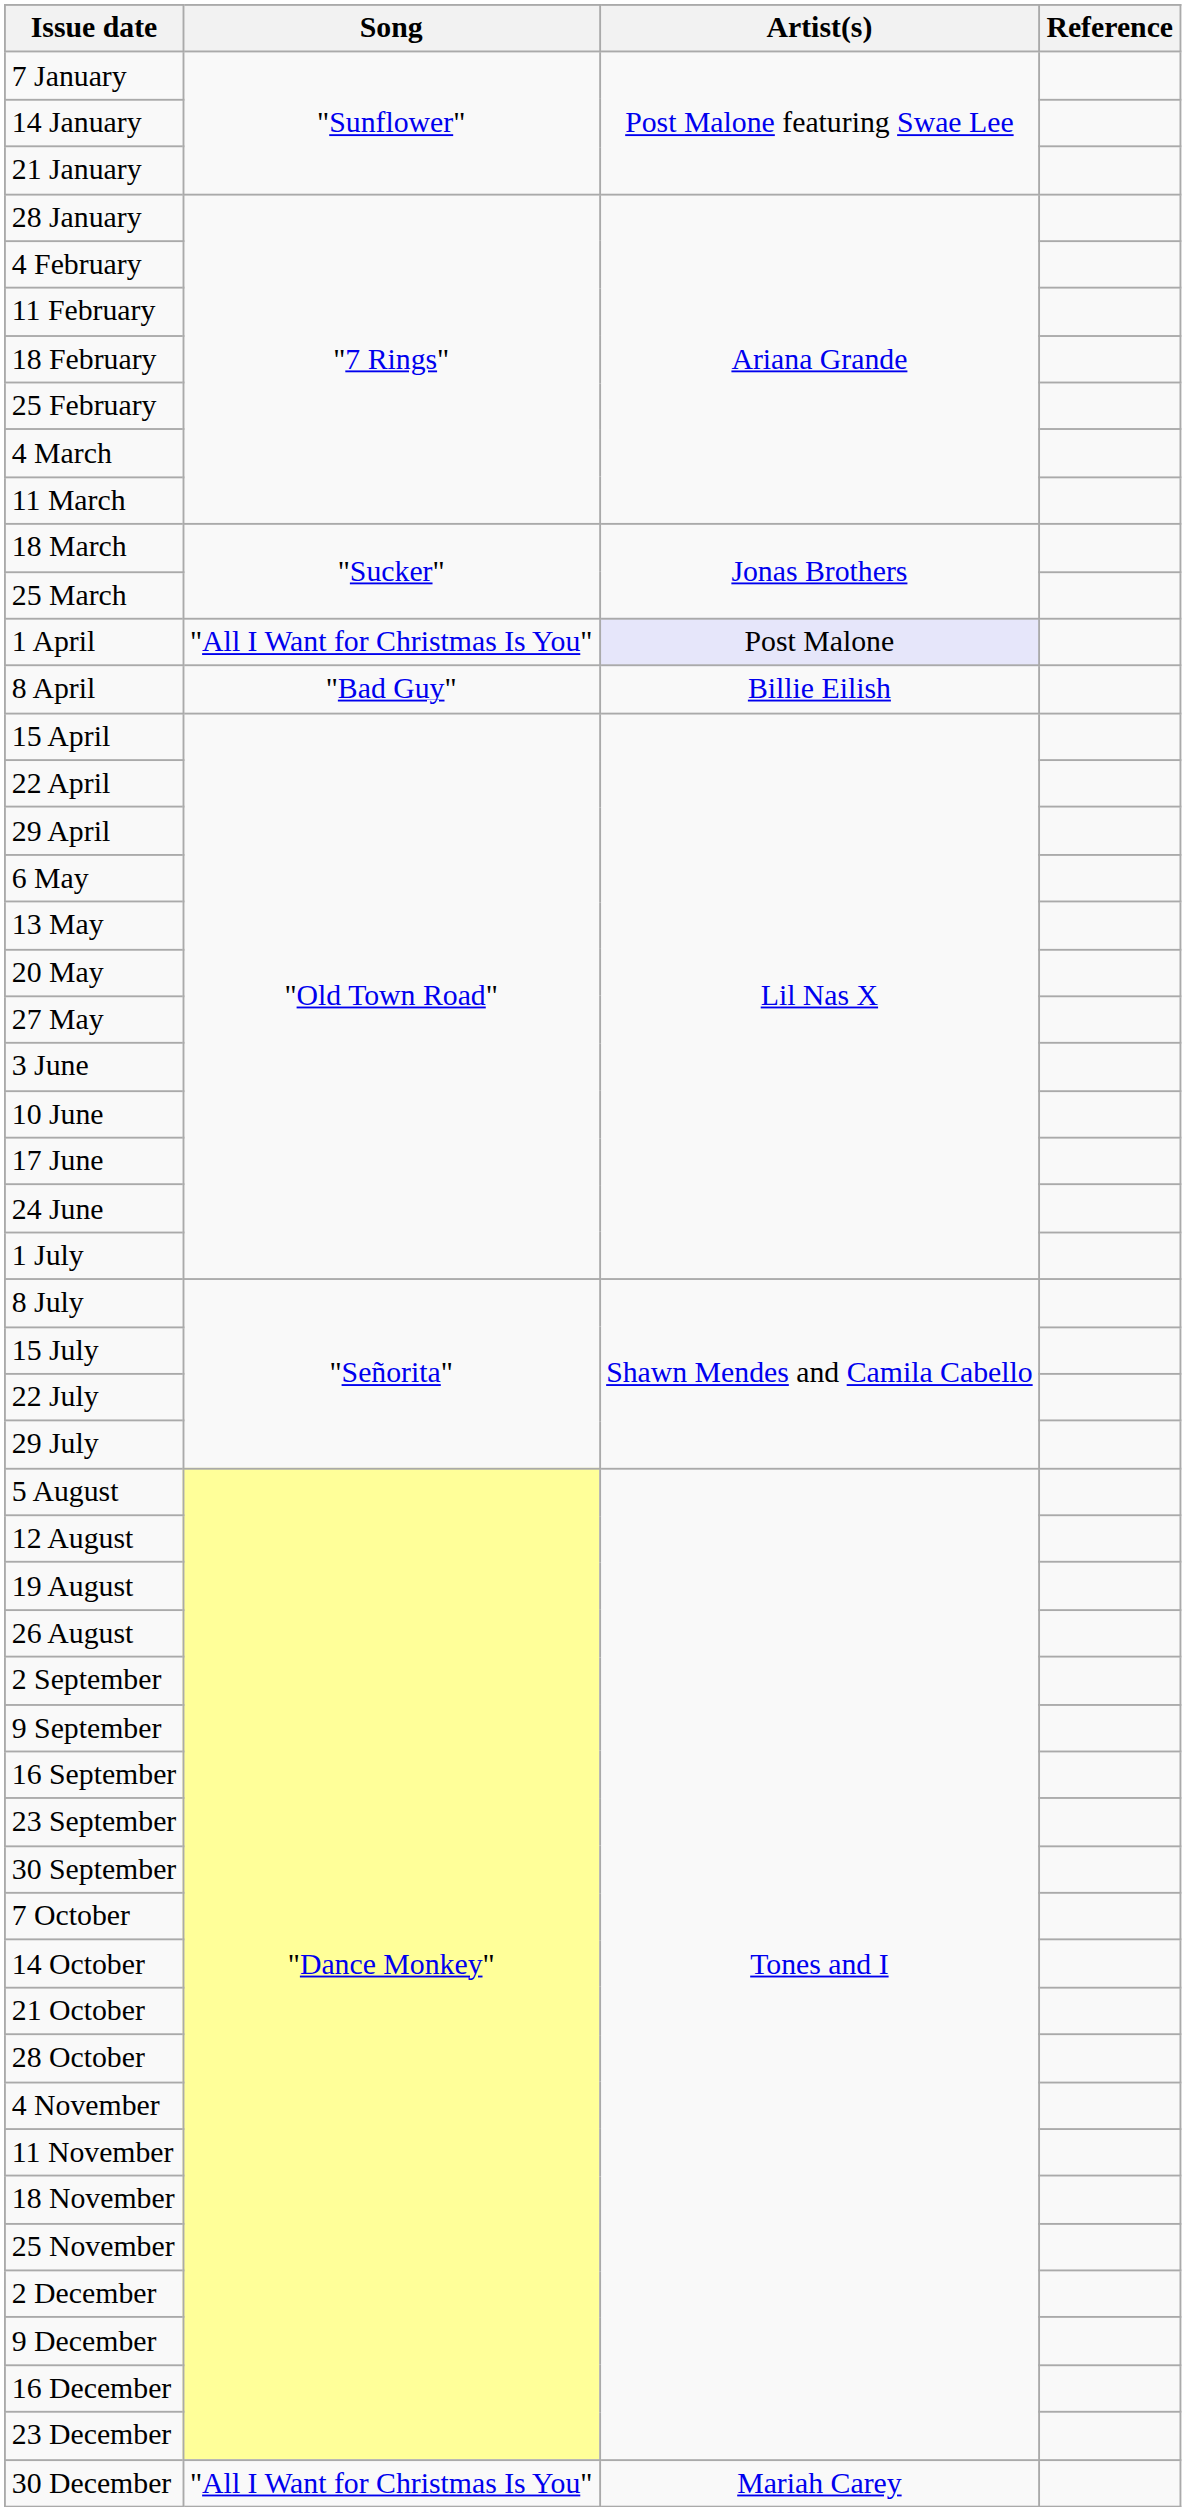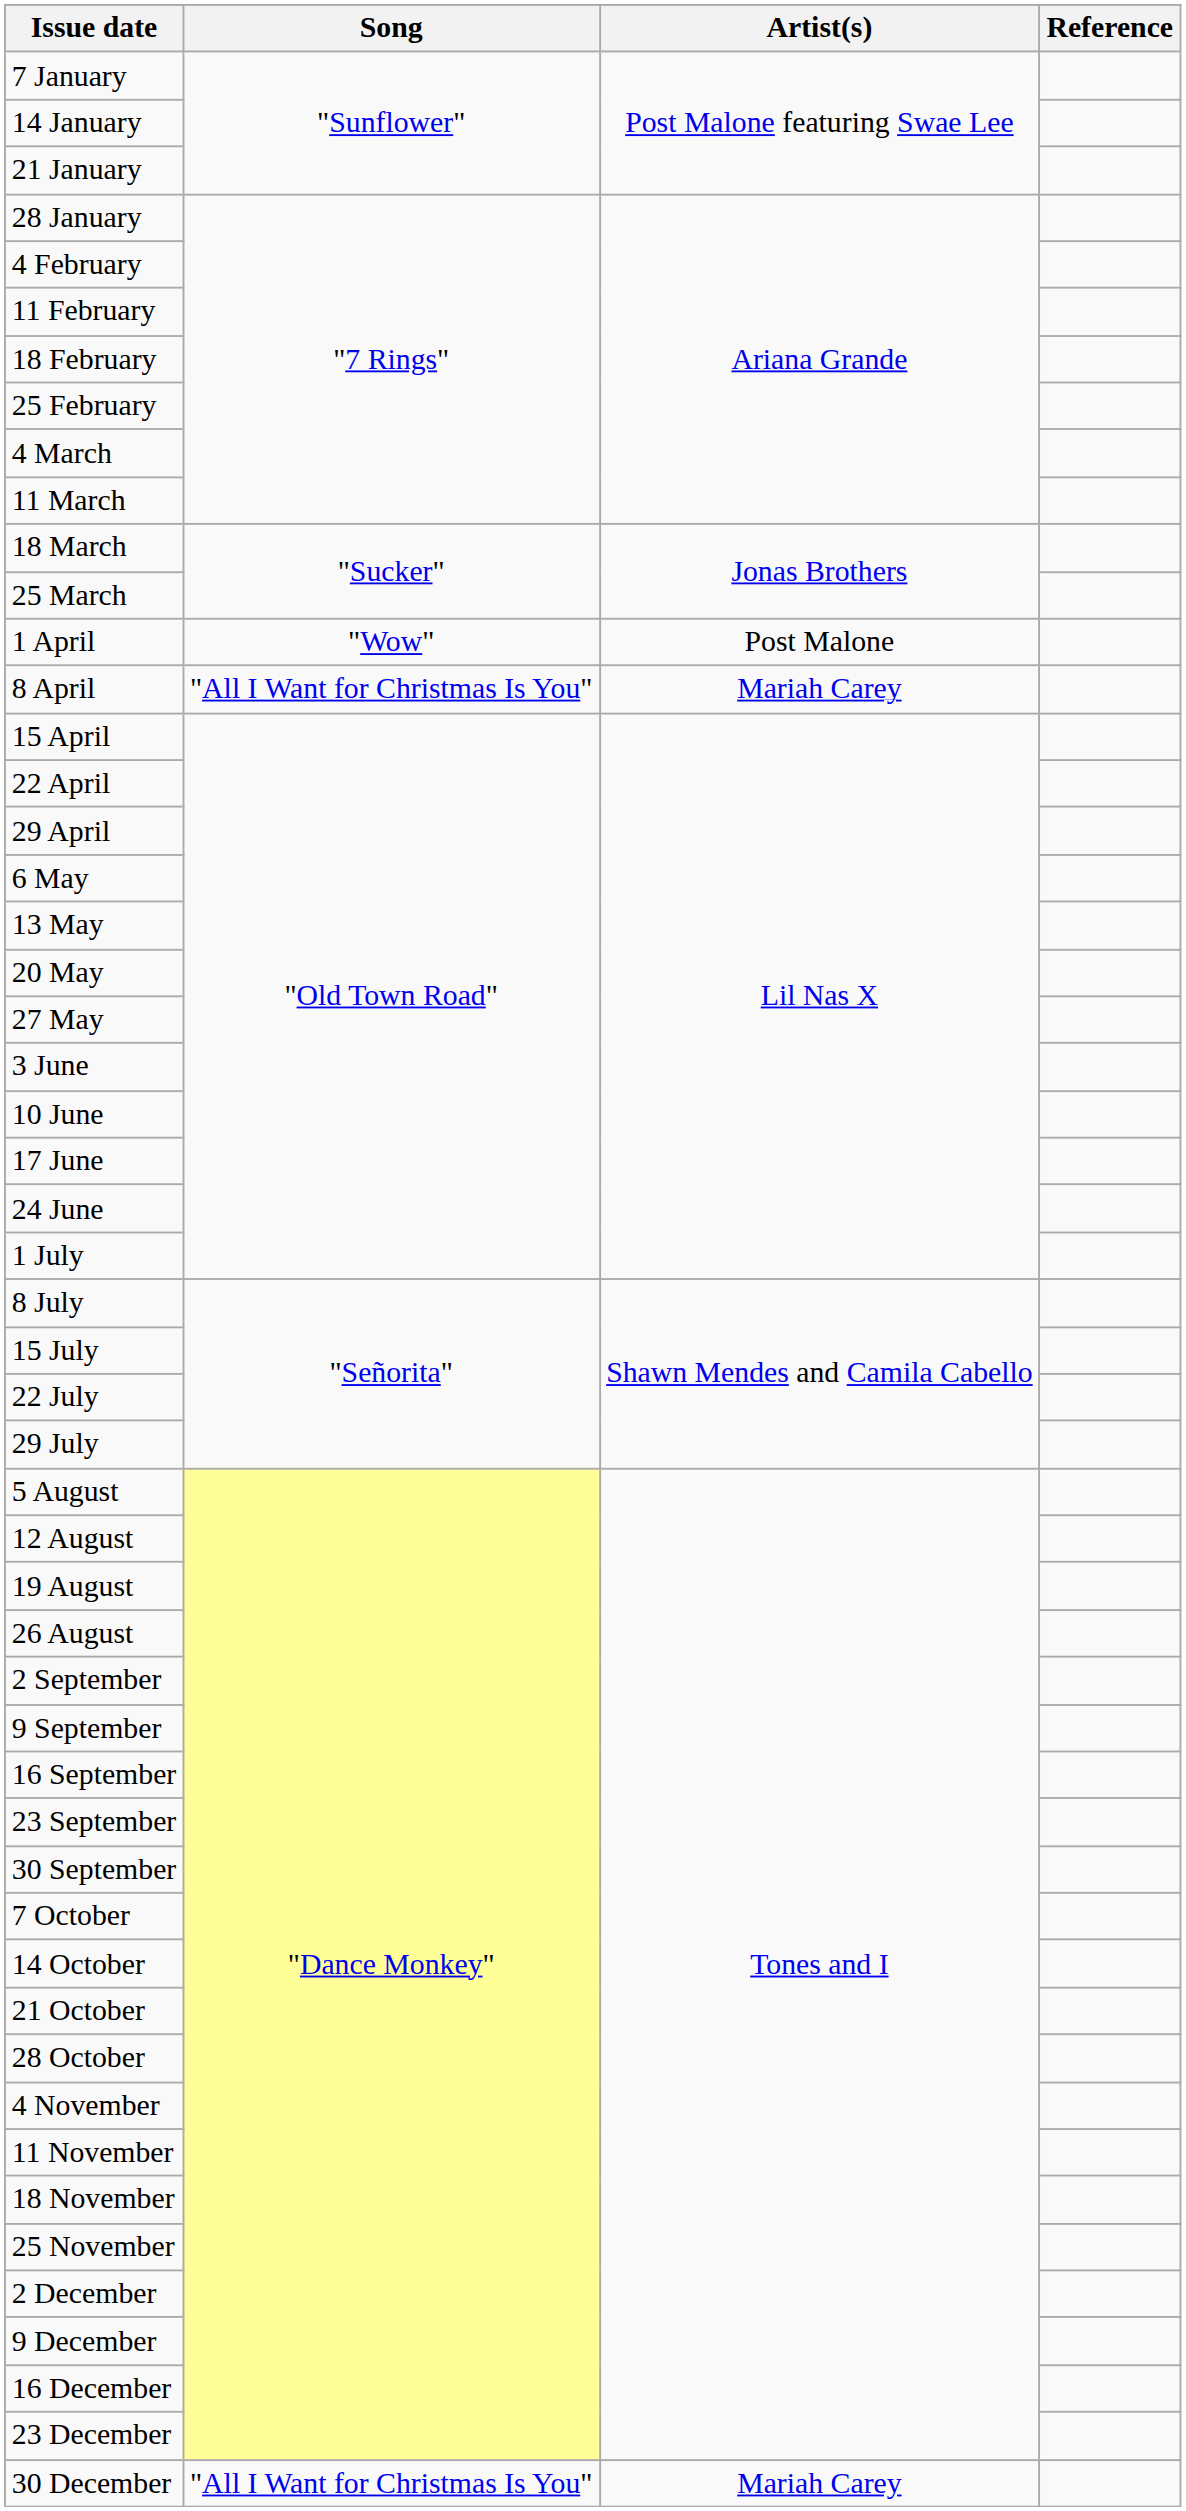(391, 641) "All I Want for Christmas Is You" -> (391, 641) "Wow"
(819, 641) lavender background -> (819, 641) no background
(391, 688) "Bad Guy" -> (391, 688) "All I Want for Christmas Is You"
(819, 688) Billie Eilish -> (819, 688) Mariah Carey
